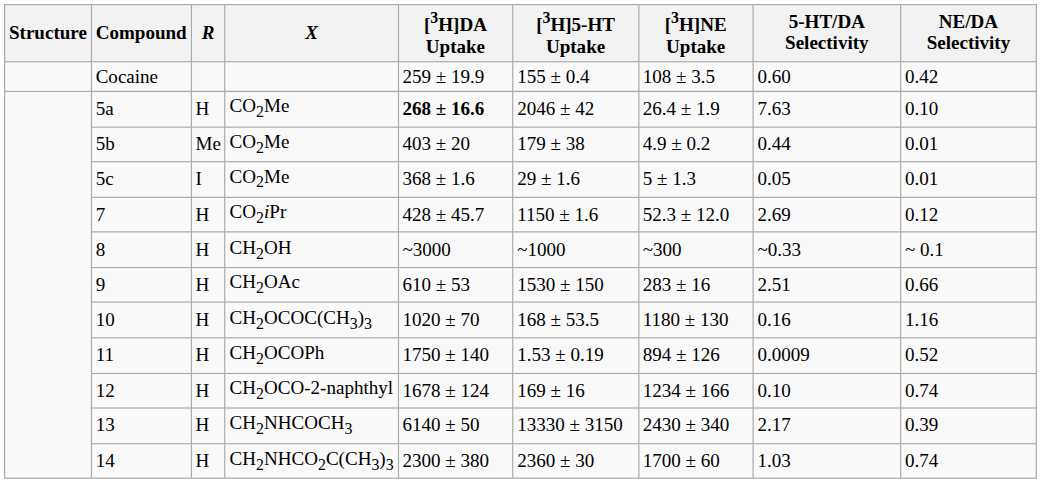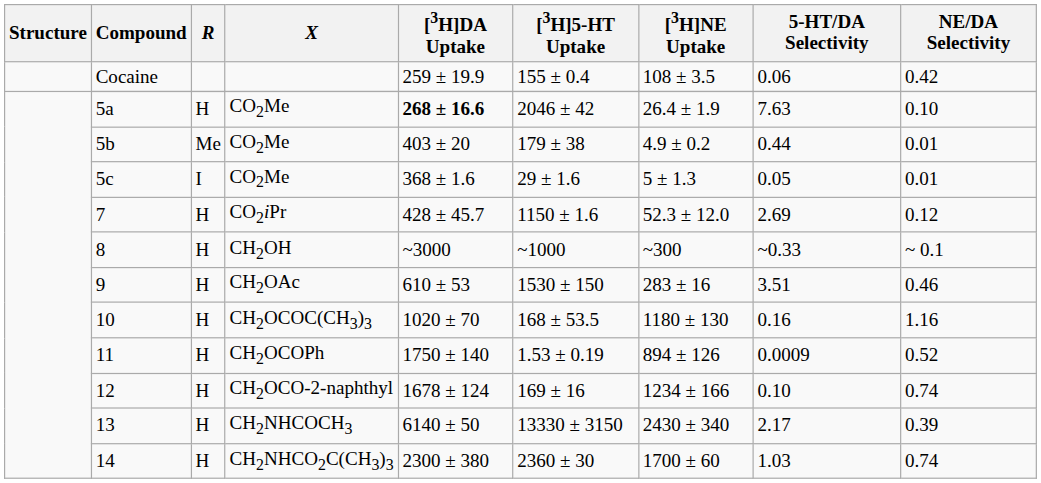(774, 76) 0.60 -> (774, 76) 0.06
(774, 284) 2.51 -> (774, 284) 3.51
(922, 284) 0.66 -> (922, 284) 0.46
